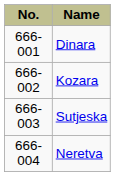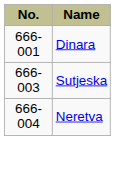- row: (77, 80)
